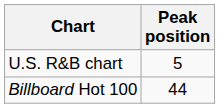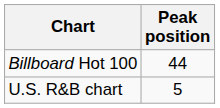rows swapped: (65, 63) <-> (73, 90)
